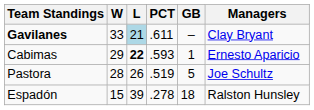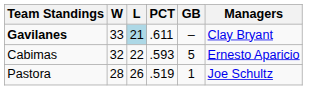(117, 54) 29 -> (117, 54) 32
(137, 54) bold -> (137, 54) normal
(188, 54) 1 -> (188, 54) 5
(188, 74) 5 -> (188, 74) 1
- row: (32, 94)
